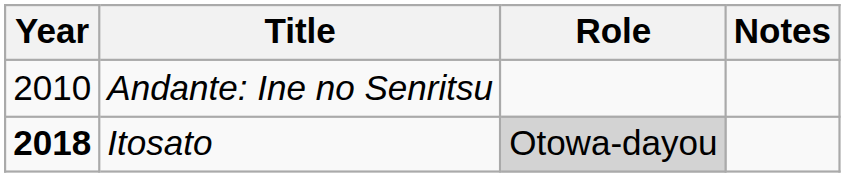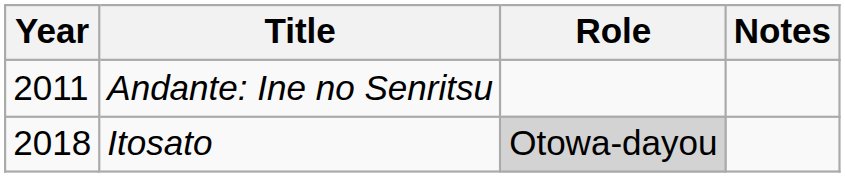(52, 87) 2010 -> (51, 87) 2011
(52, 143) bold -> (52, 143) normal
